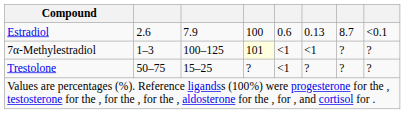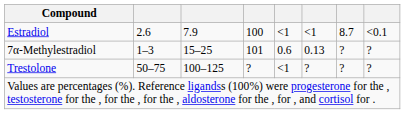(284, 31) 0.6 -> (283, 31) <1
(314, 31) 0.13 -> (310, 31) <1
(204, 50) 100–125 -> (198, 50) 15–25
(255, 50) lightyellow background -> (255, 50) no background
(283, 50) <1 -> (284, 50) 0.6
(310, 50) <1 -> (314, 50) 0.13
(198, 68) 15–25 -> (204, 68) 100–125
